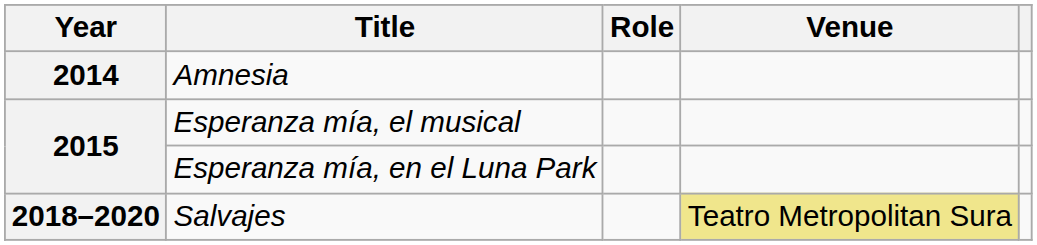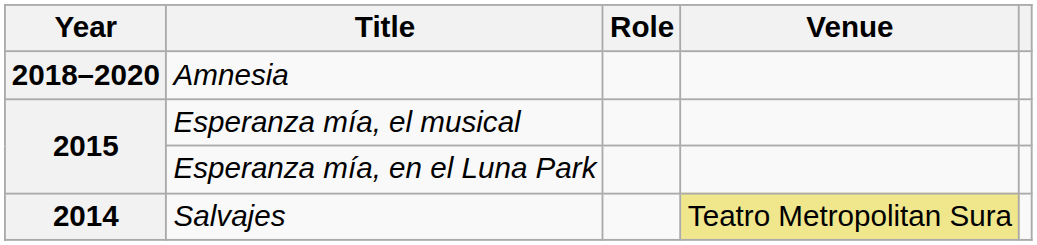(86, 74) 2014 -> (86, 74) 2018–2020
(86, 215) 2018–2020 -> (86, 215) 2014
